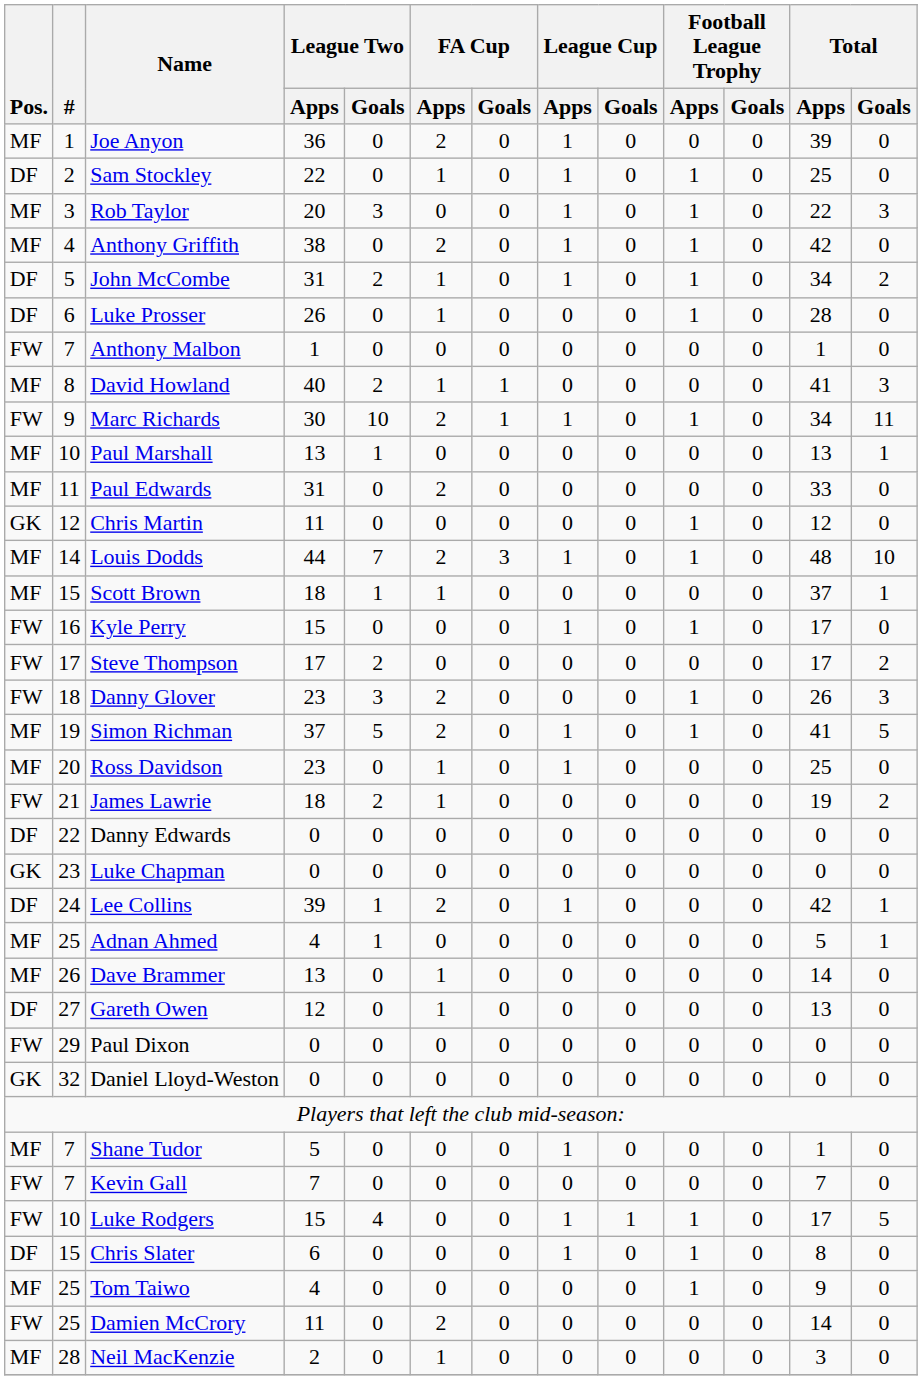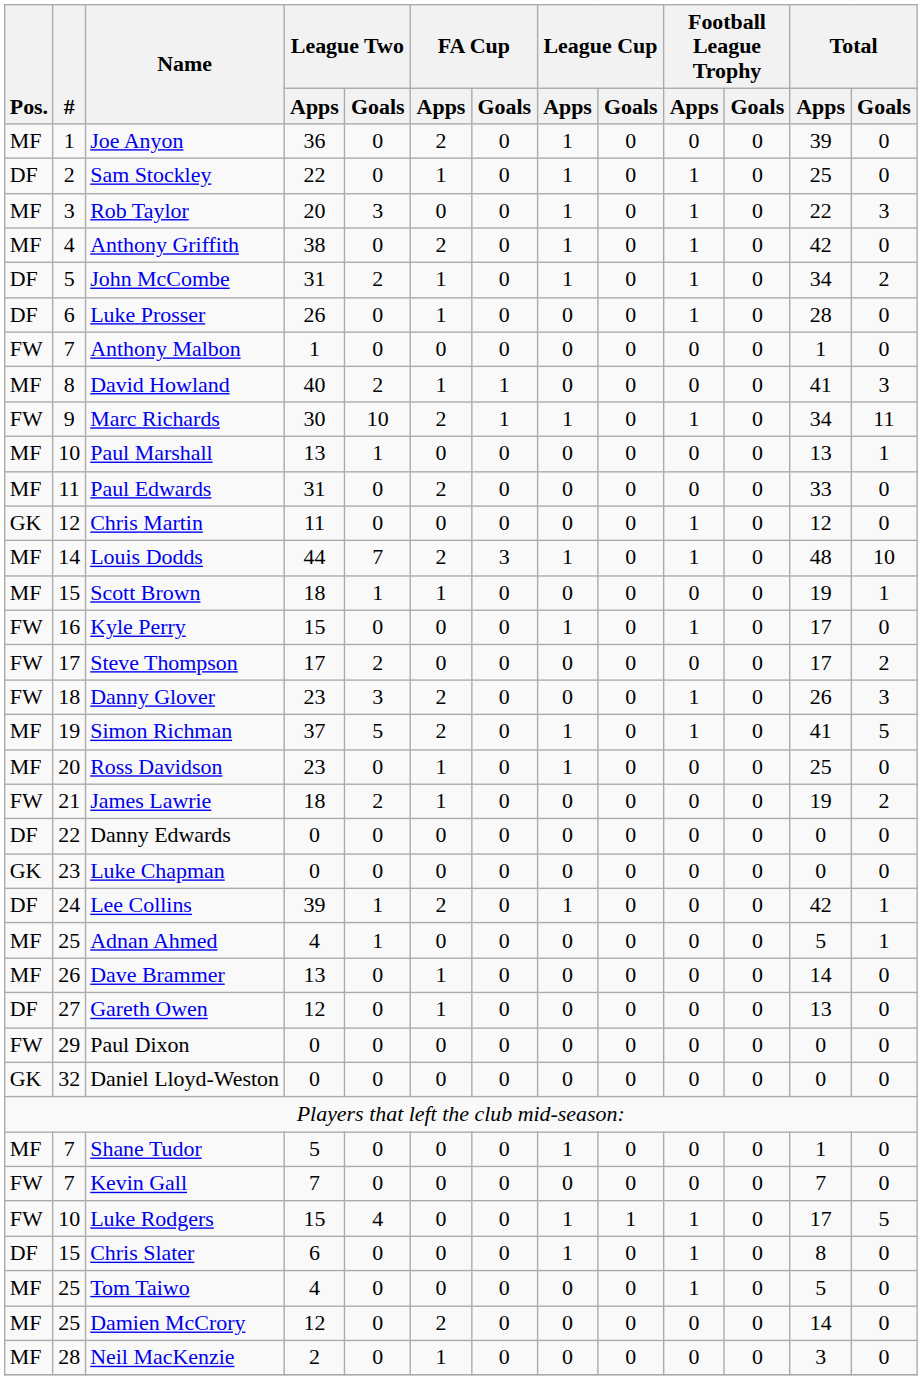(821, 592) 37 -> (821, 592) 19
(821, 1287) 9 -> (821, 1287) 5
(26, 1322) FW -> (26, 1322) MF
(314, 1322) 11 -> (314, 1322) 12
